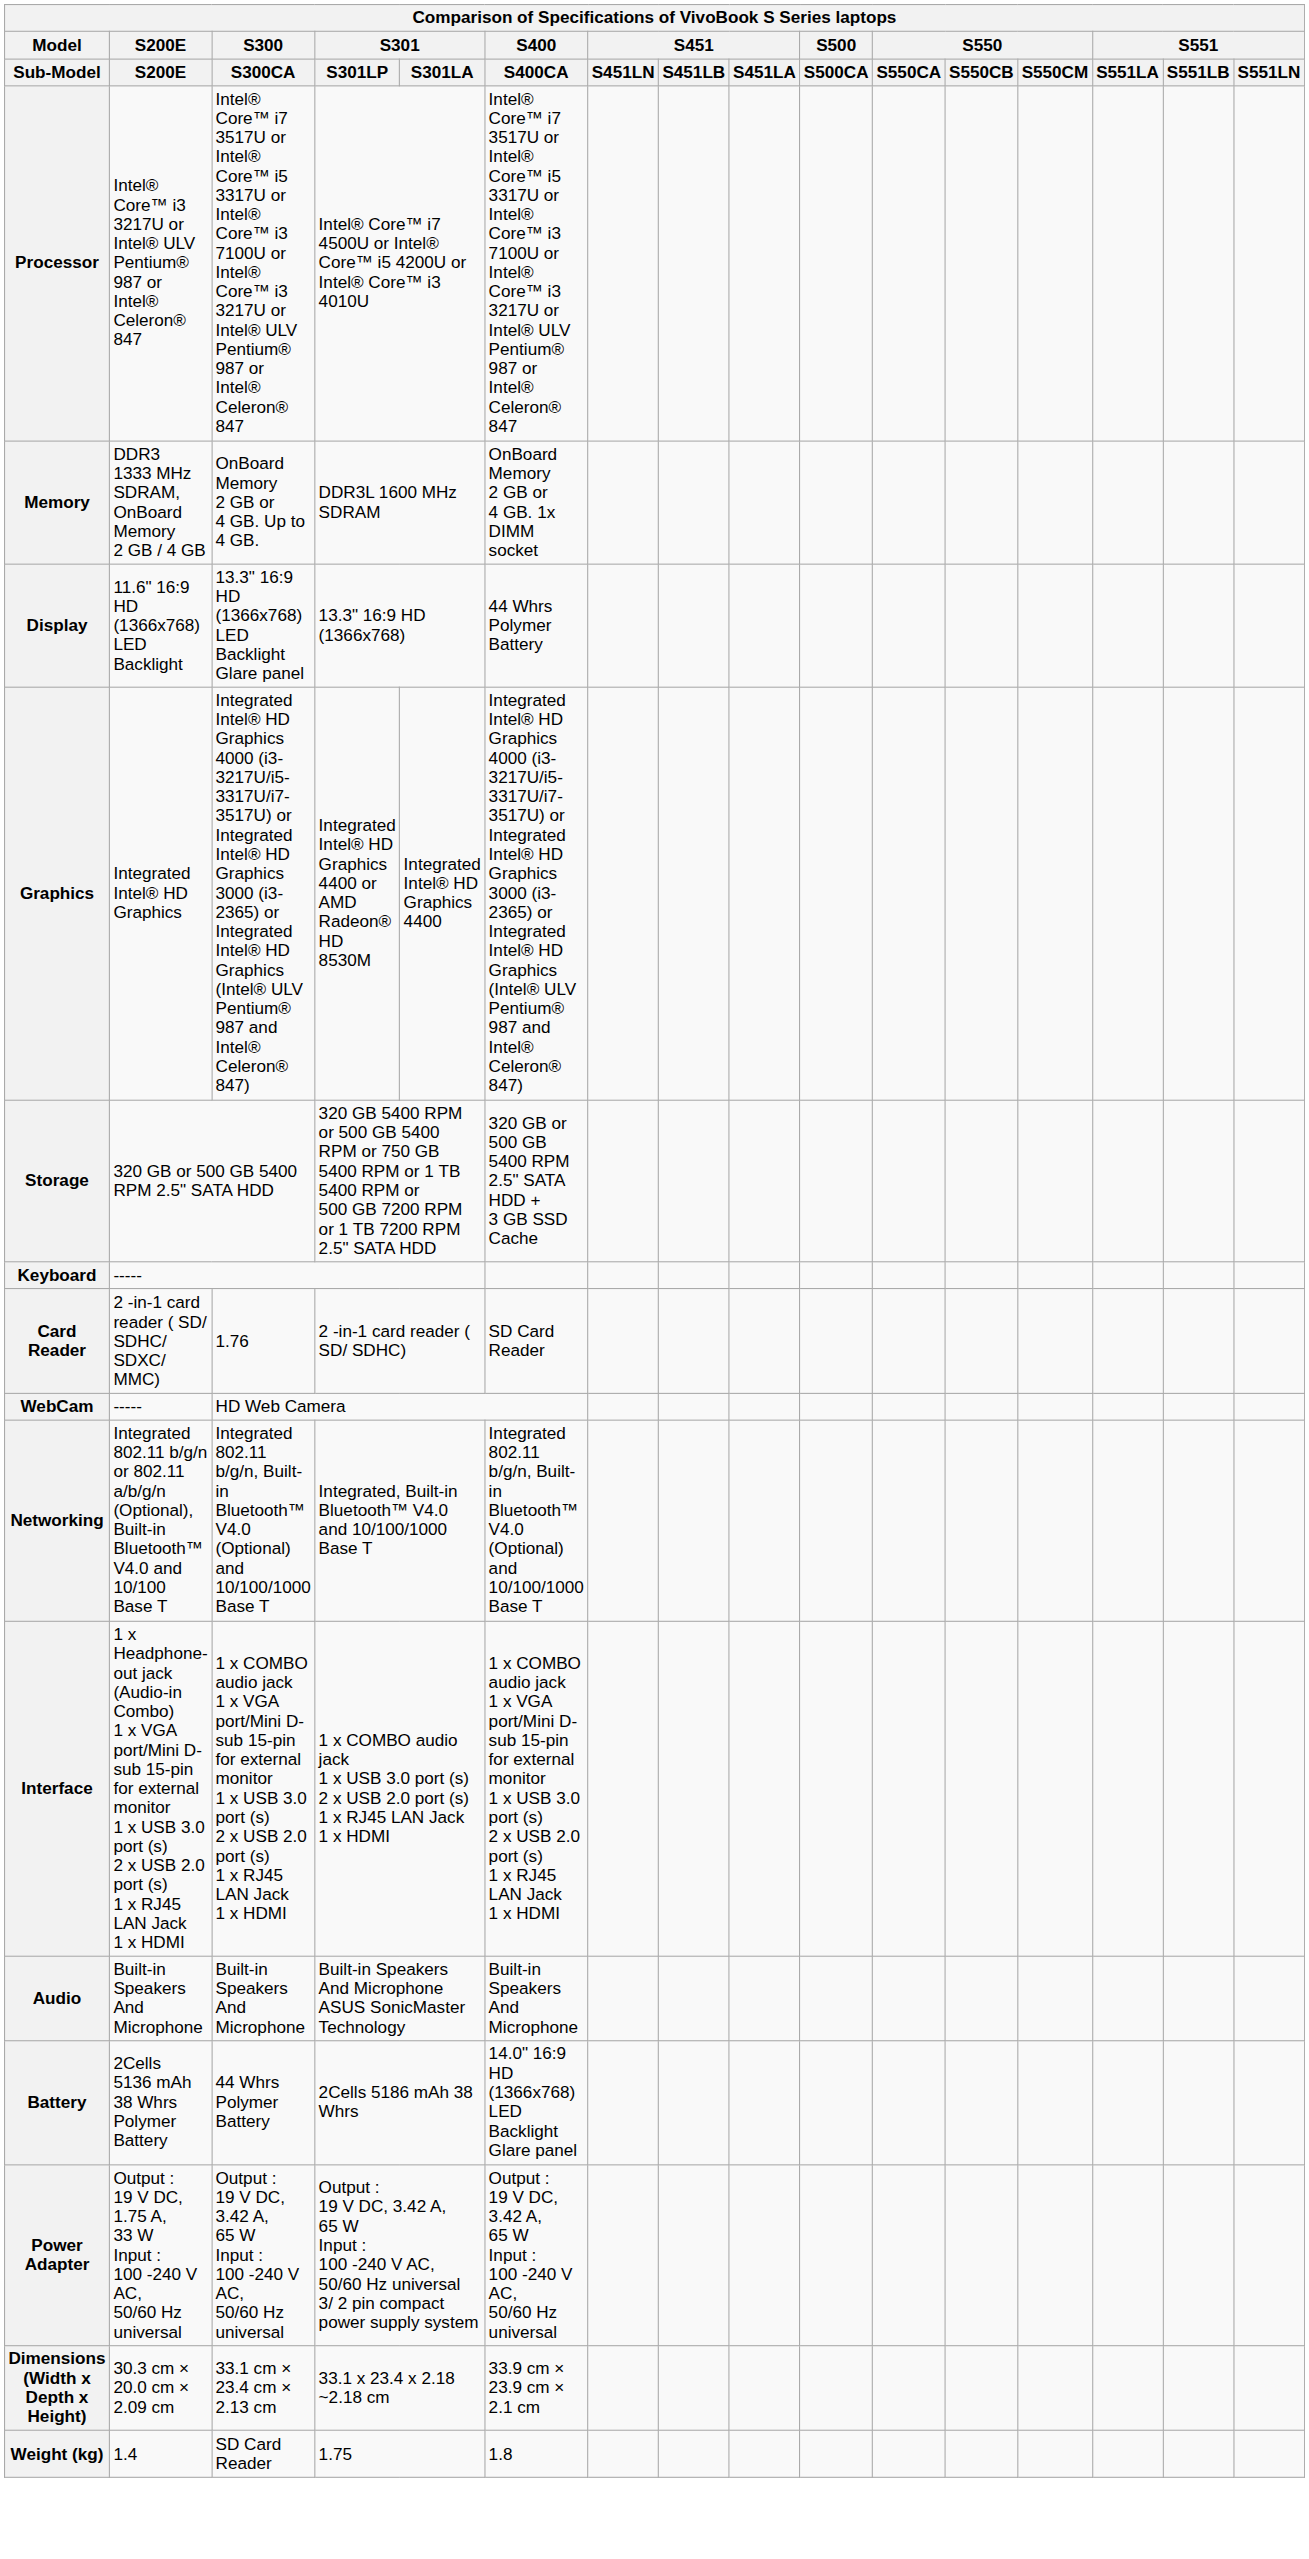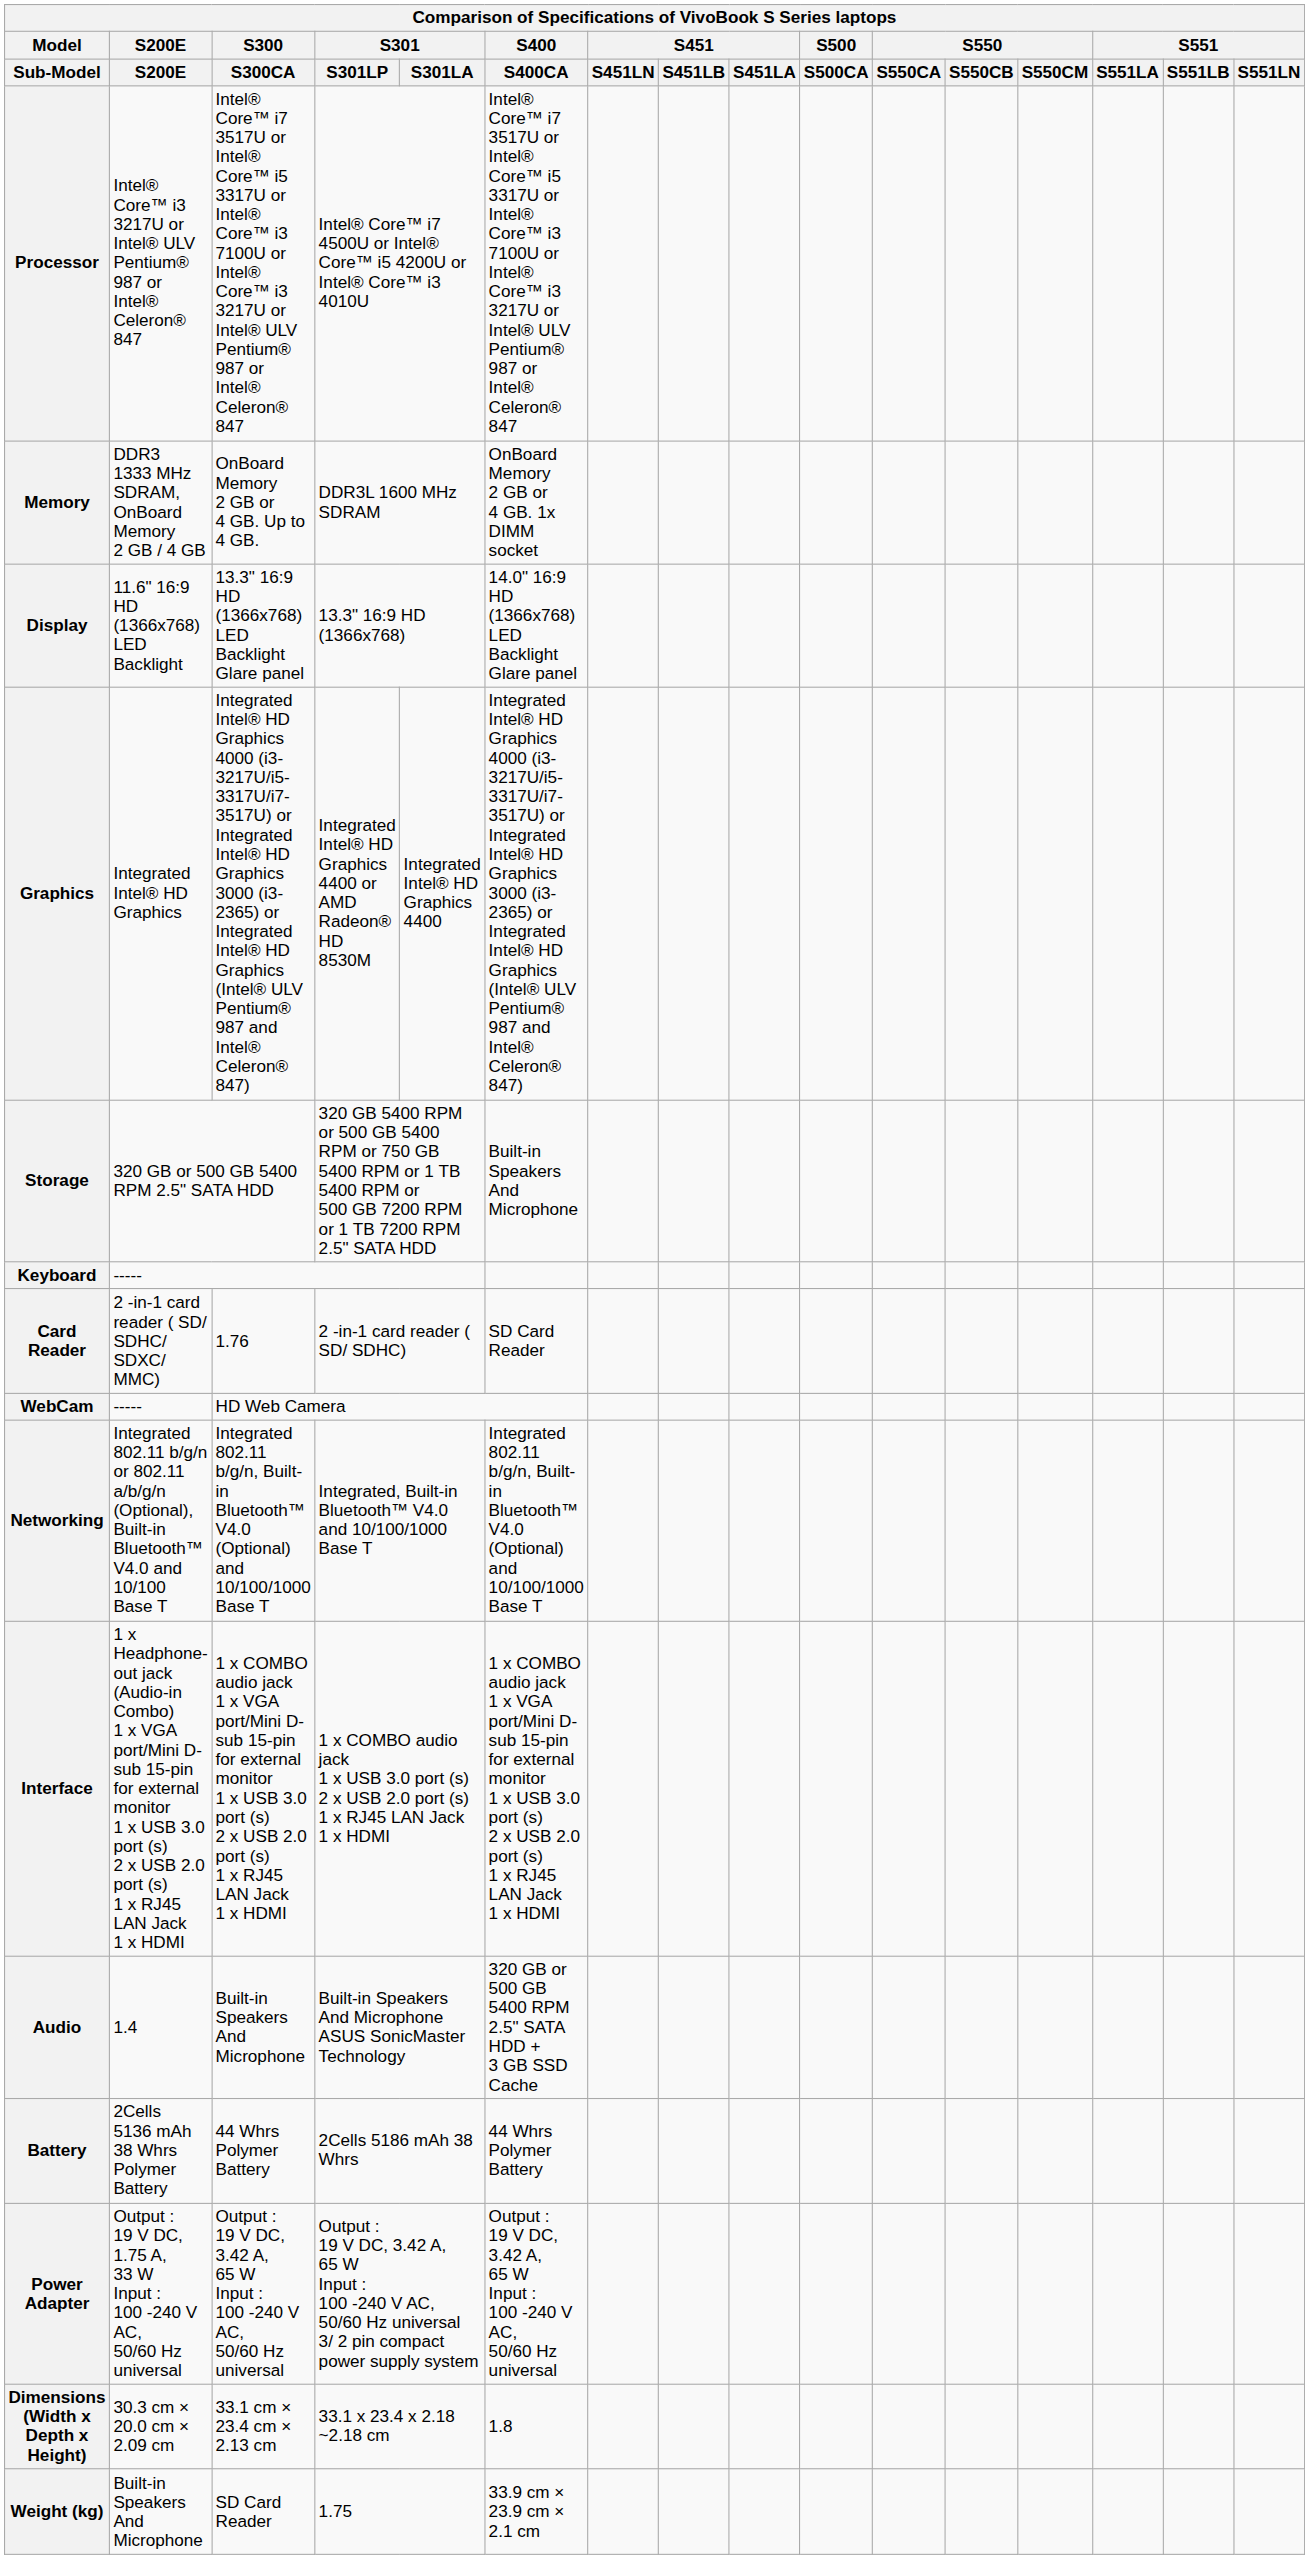(520, 625) 44 Whrs Polymer Battery -> (533, 625) 14.0" 16:9 HD (1366x768) LED Backlight Glare panel
(529, 1180) 320 GB or 500 GB 5400 RPM 2.5" SATA HDD + 3 GB SSD Cache -> (533, 1180) Built-in Speakers And Microphone
(158, 1998) Built-in Speakers And Microphone -> (125, 2027) 1.4
(533, 1998) Built-in Speakers And Microphone -> (529, 2027) 320 GB or 500 GB 5400 RPM 2.5" SATA HDD + 3 GB SSD Cache
(533, 2102) 14.0" 16:9 HD (1366x768) LED Backlight Glare panel -> (520, 2150) 44 Whrs Polymer Battery
(526, 2388) 33.9 cm × 23.9 cm × 2.1 cm -> (501, 2426) 1.8
(125, 2453) 1.4 -> (158, 2511) Built-in Speakers And Microphone
(501, 2453) 1.8 -> (526, 2511) 33.9 cm × 23.9 cm × 2.1 cm
